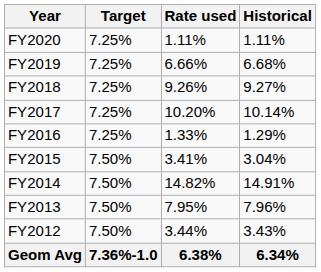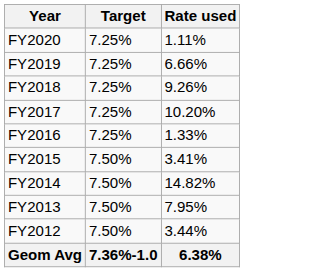- column: (278, 16)
